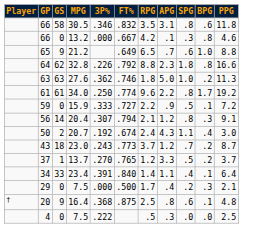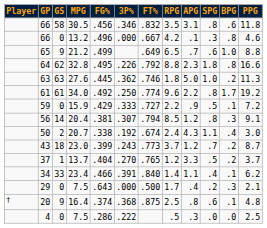+ column: (102, 11)
(148, 120) 2.1 -> (172, 120) 8.5
(229, 174) 6.4 -> (253, 174) 6.2
